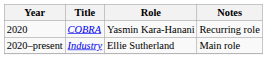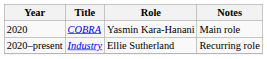(230, 29) Recurring role -> (220, 29) Main role
(220, 45) Main role -> (230, 45) Recurring role
